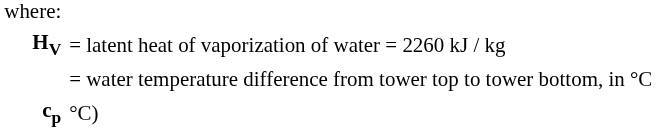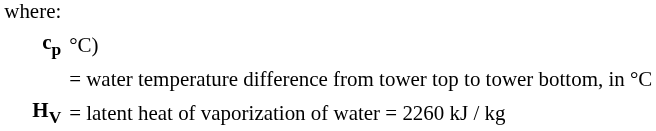rows swapped: (47, 45) <-> (52, 113)
